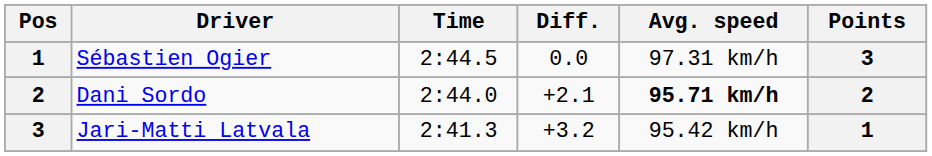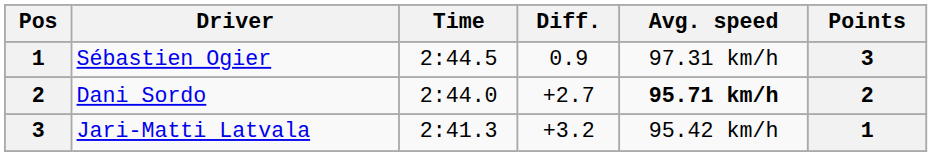(569, 59) 0.0 -> (569, 59) 0.9
(569, 96) +2.1 -> (569, 96) +2.7
